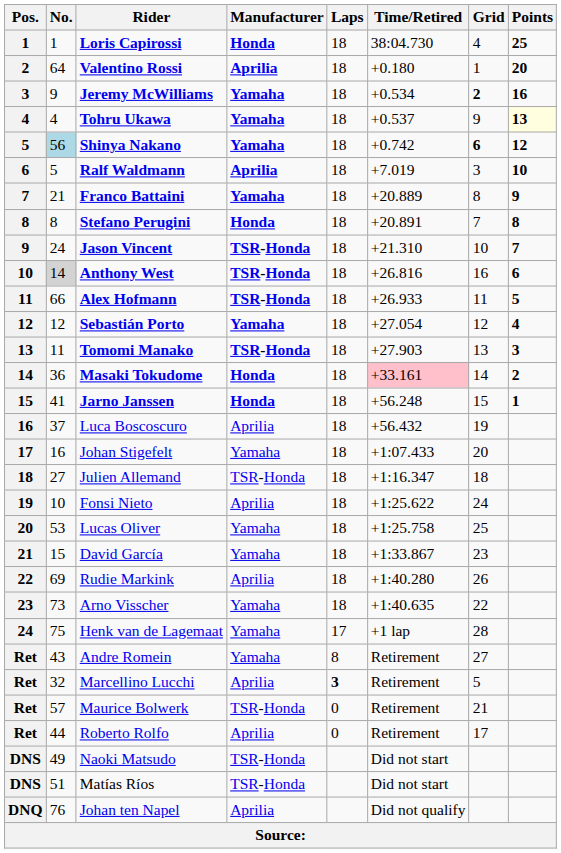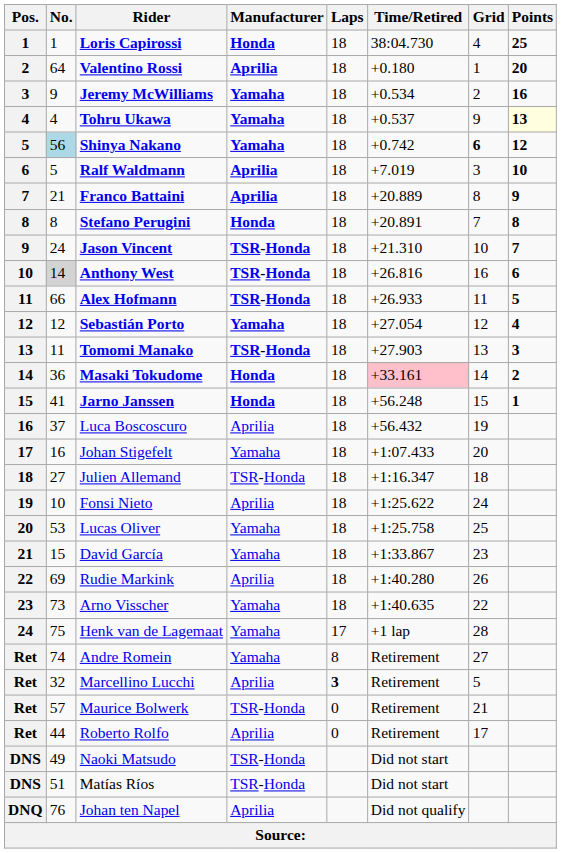(477, 94) bold -> (477, 94) normal
(257, 196) Yamaha -> (254, 196) Aprilia
(57, 656) 43 -> (57, 656) 74
